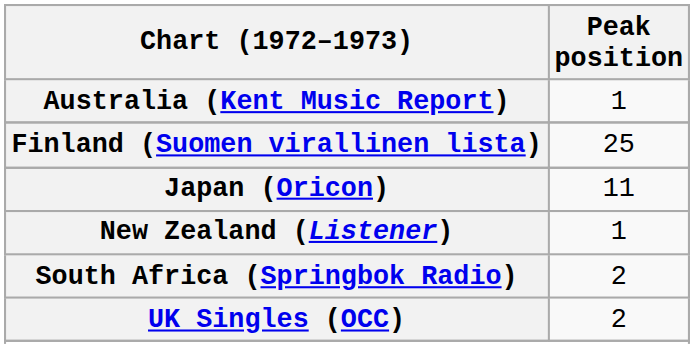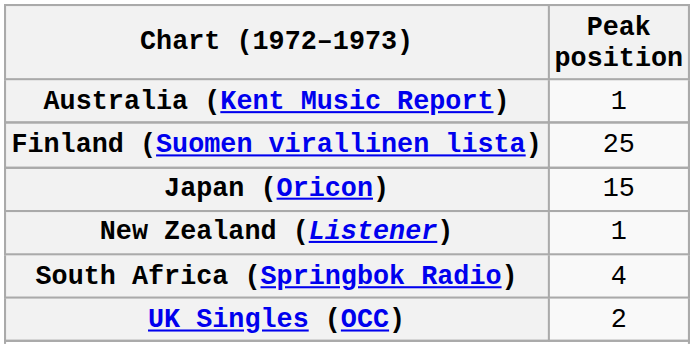(619, 189) 11 -> (619, 189) 15
(619, 276) 2 -> (619, 276) 4
